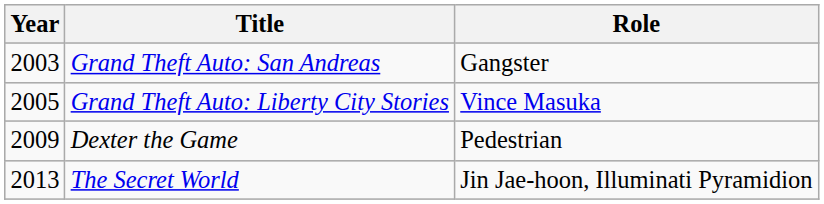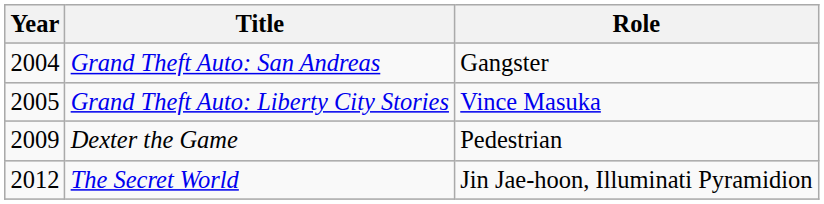(35, 62) 2003 -> (35, 62) 2004
(35, 179) 2013 -> (35, 179) 2012
